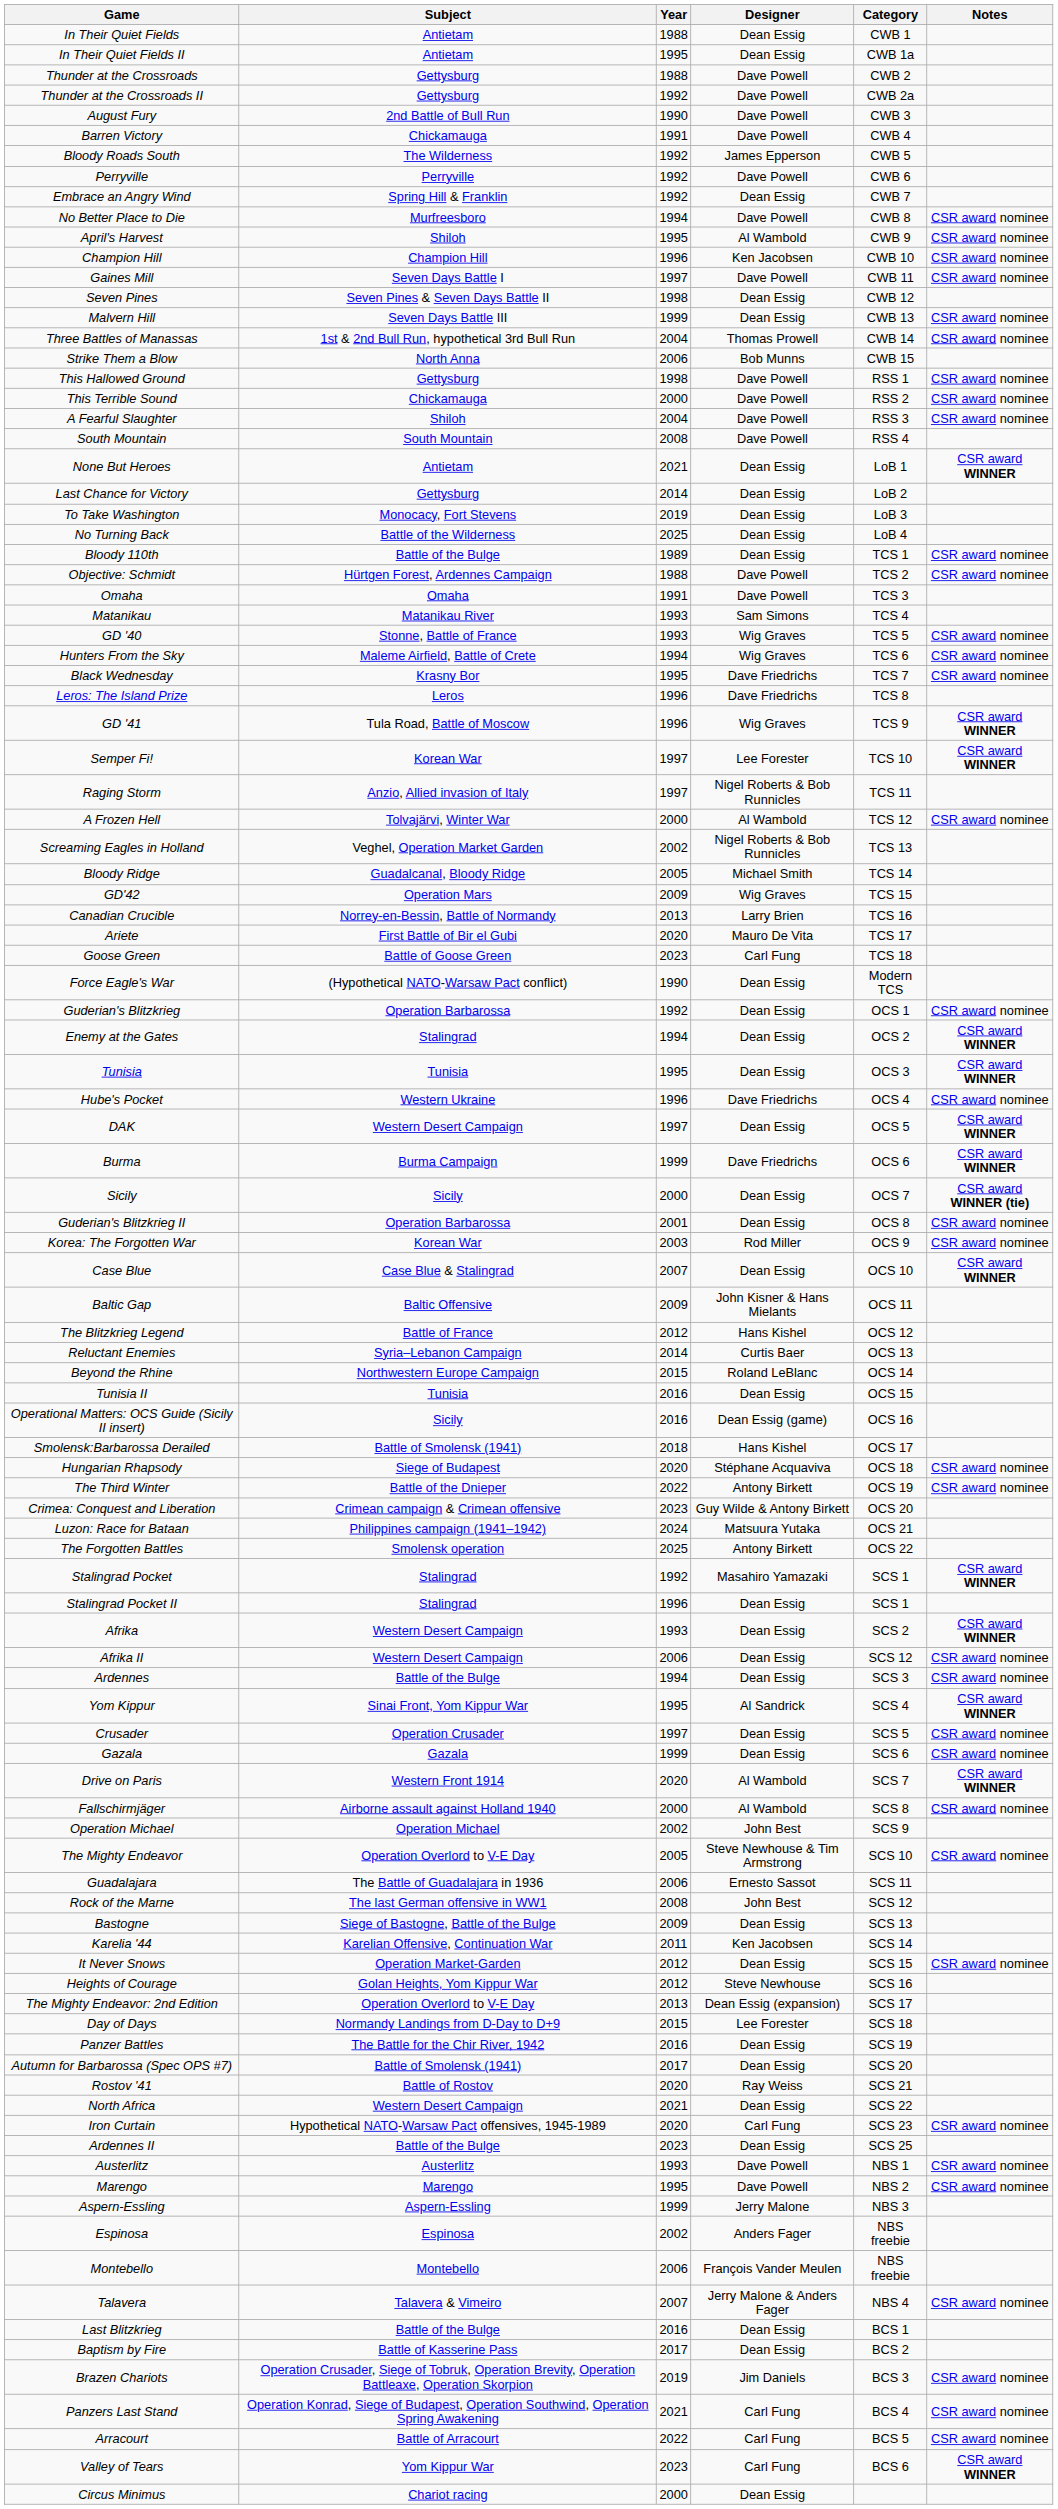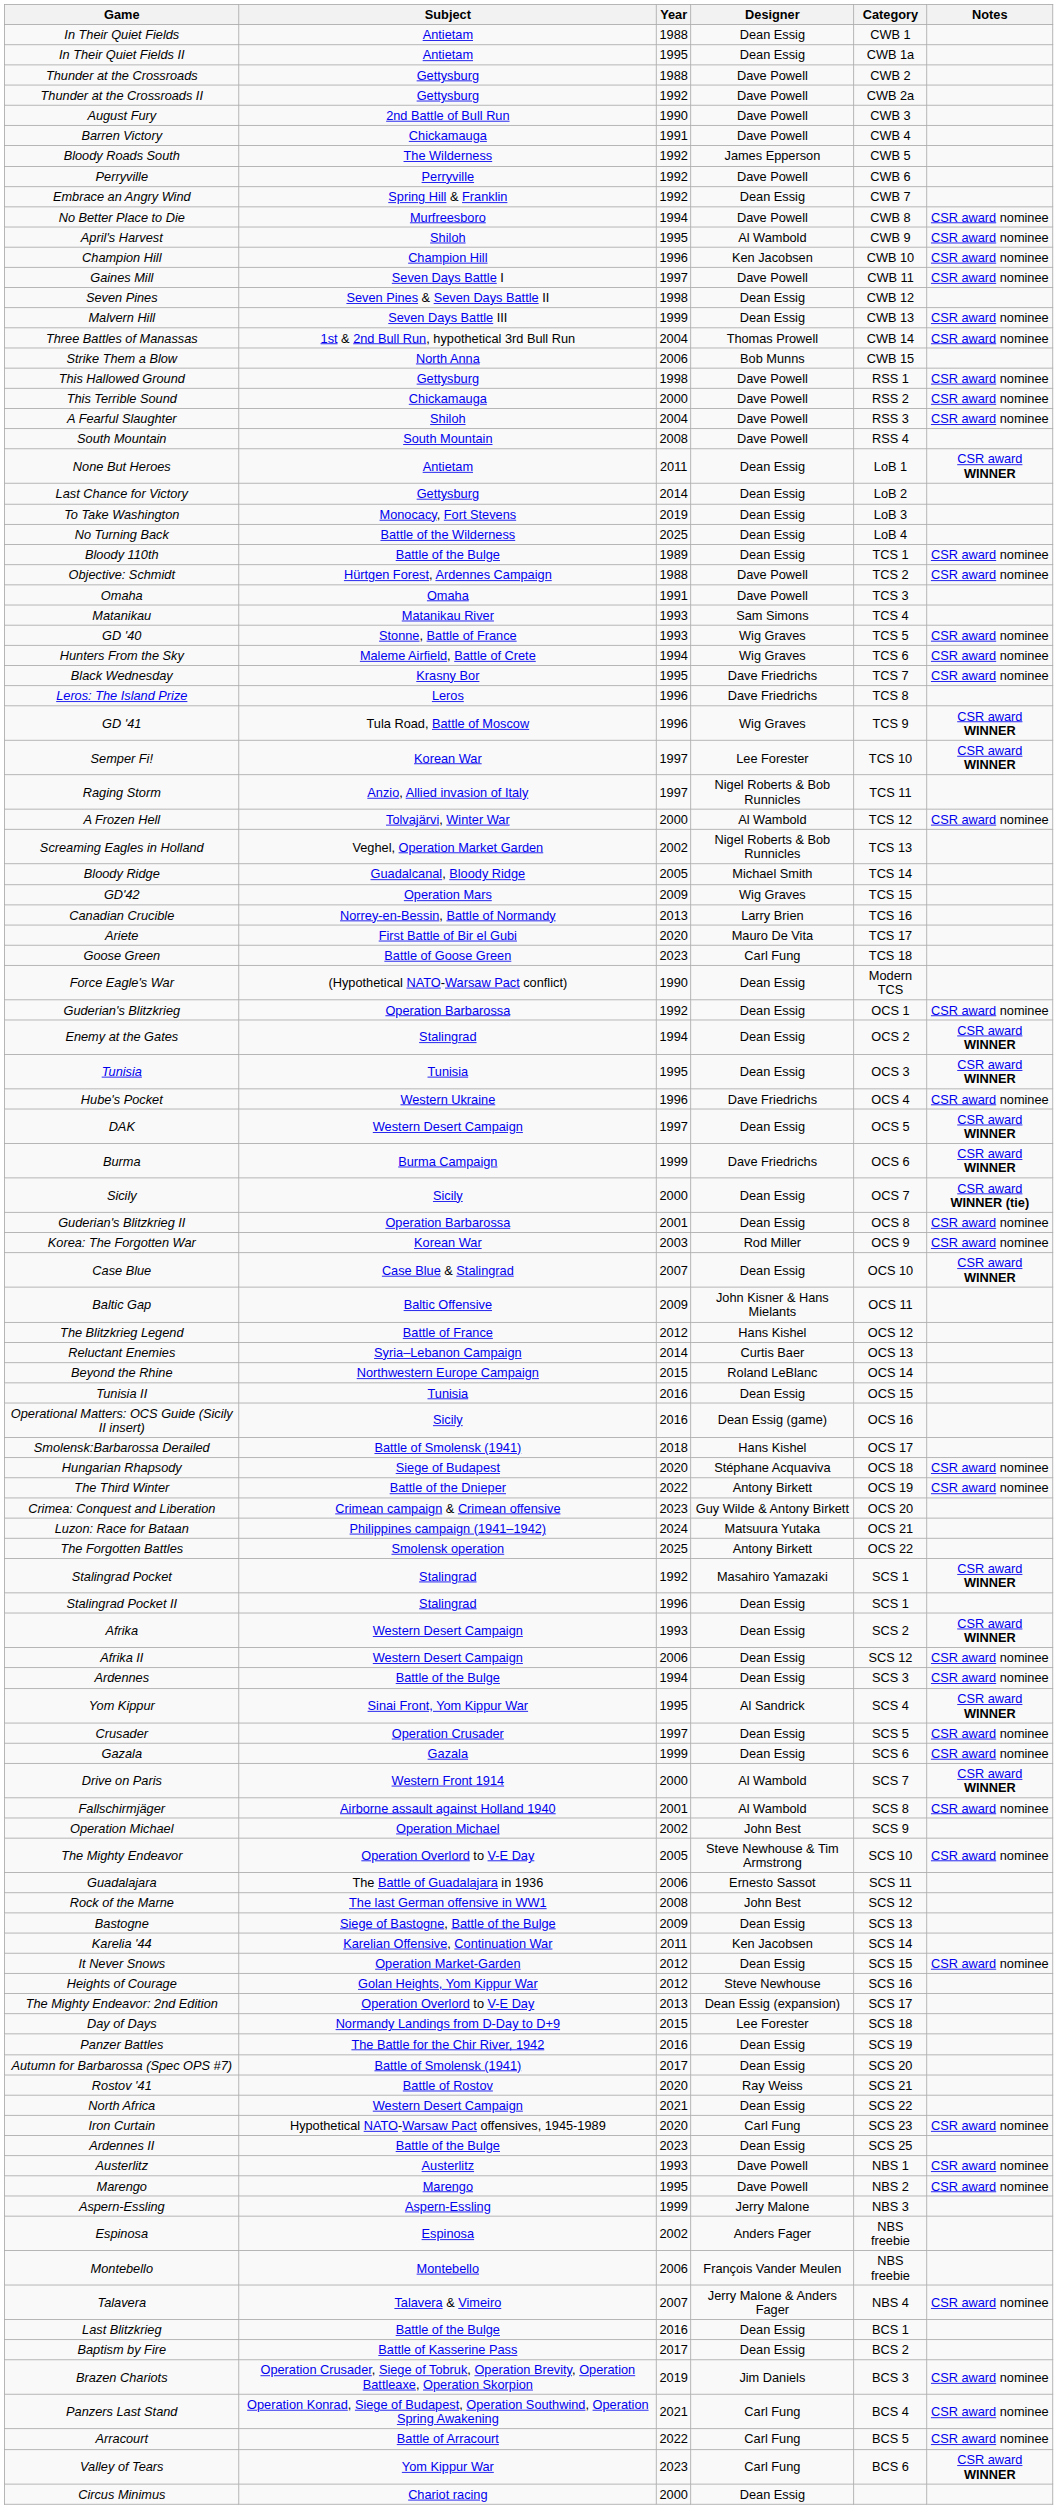(674, 467) 2021 -> (674, 467) 2011
(674, 1781) 2020 -> (674, 1781) 2000
(674, 1808) 2000 -> (674, 1808) 2001
